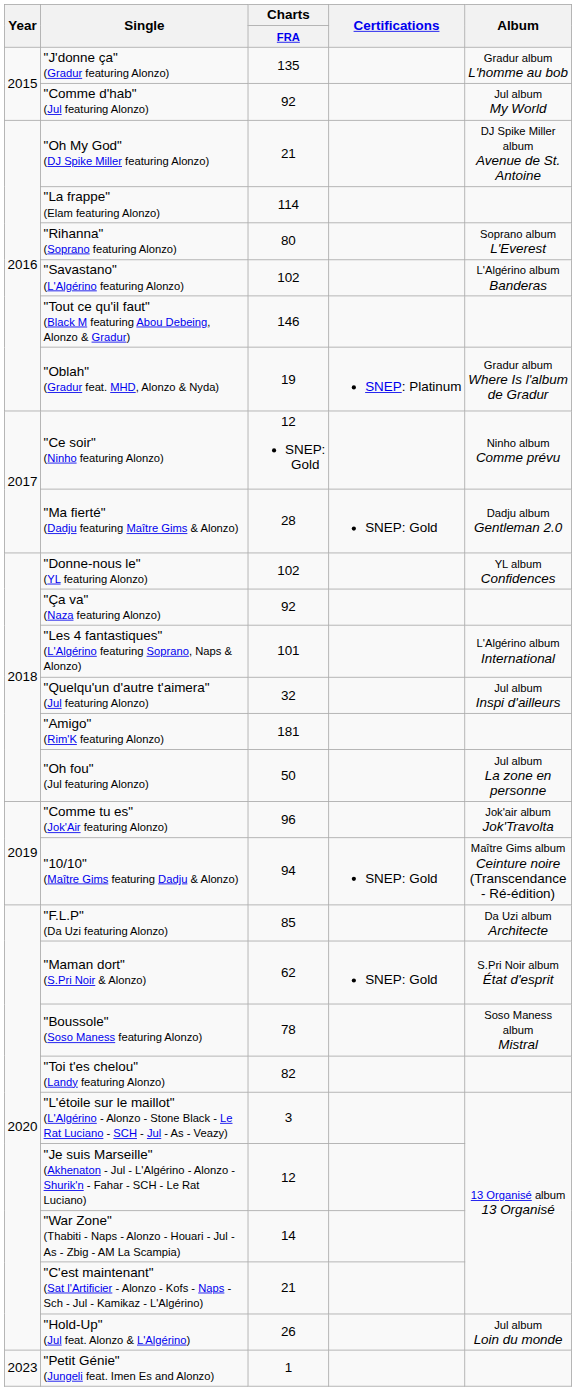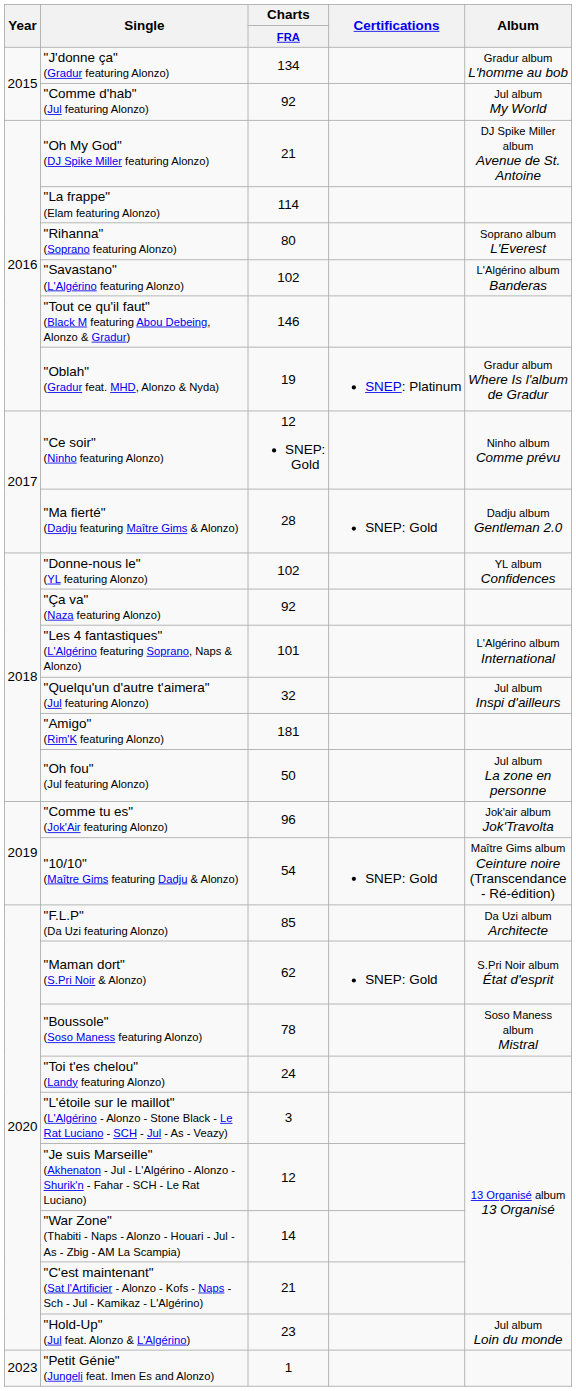(288, 65) 135 -> (288, 65) 134
(288, 871) 94 -> (288, 871) 54
(288, 1074) 82 -> (288, 1074) 24
(288, 1331) 26 -> (288, 1331) 23
